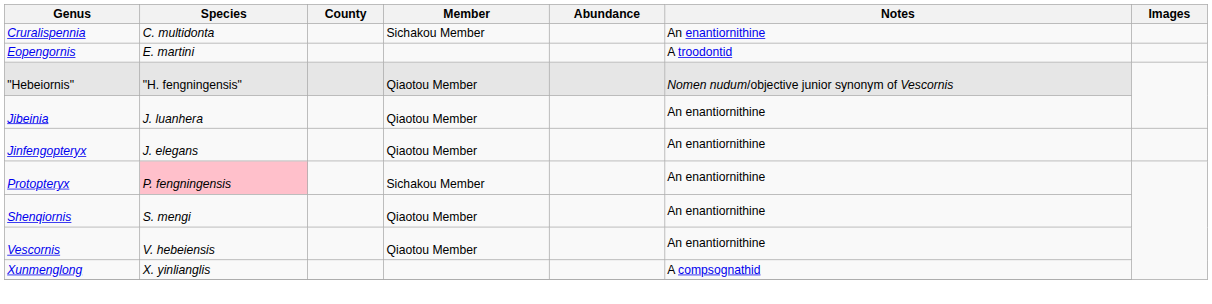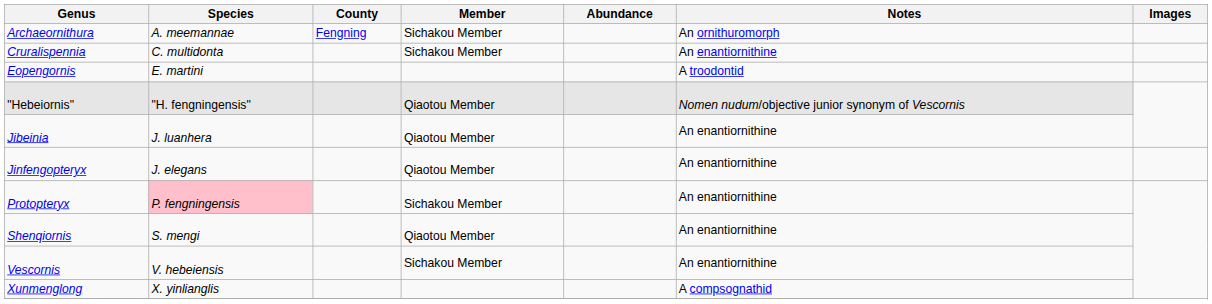+ row: (50, 33)
(432, 250) Qiaotou Member -> (453, 262) Sichakou Member
